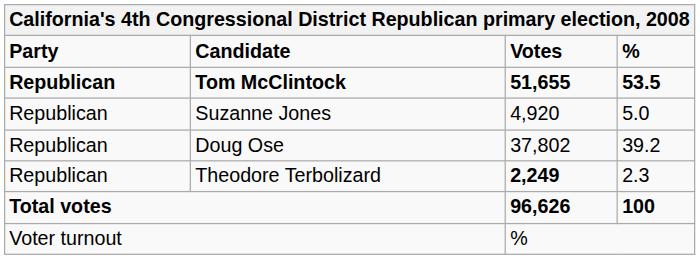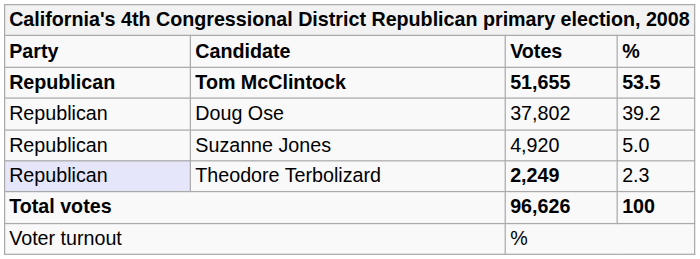rows swapped: (240, 144) <-> (263, 113)
(58, 176) no background -> (58, 176) lavender background
